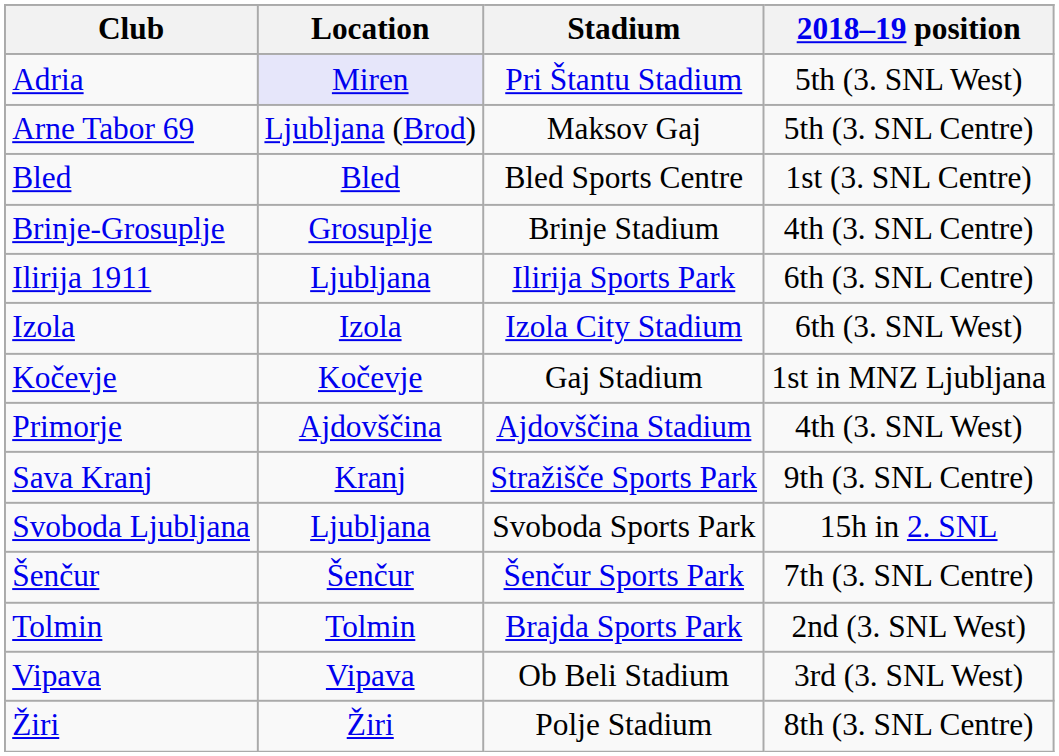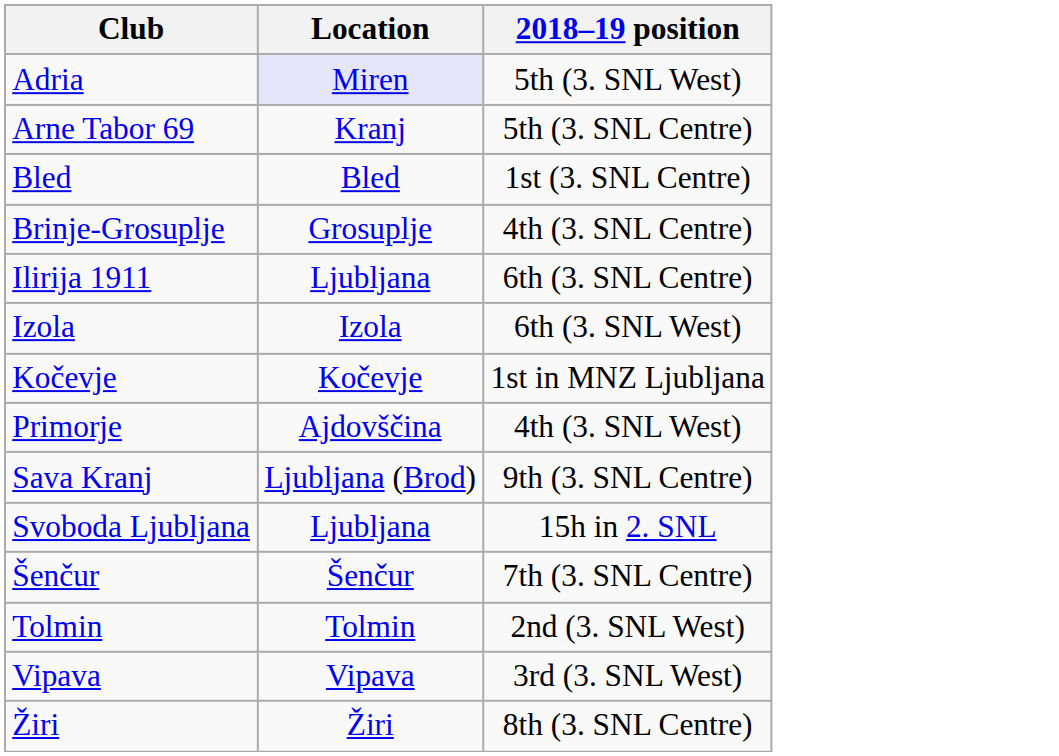- column: (624, 29)
(370, 128) Ljubljana (Brod) -> (370, 128) Kranj
(370, 476) Kranj -> (370, 476) Ljubljana (Brod)
